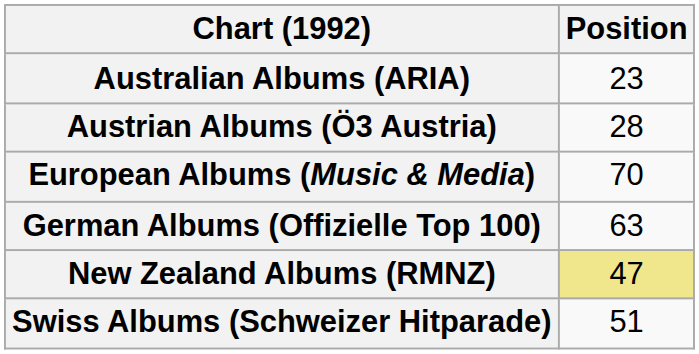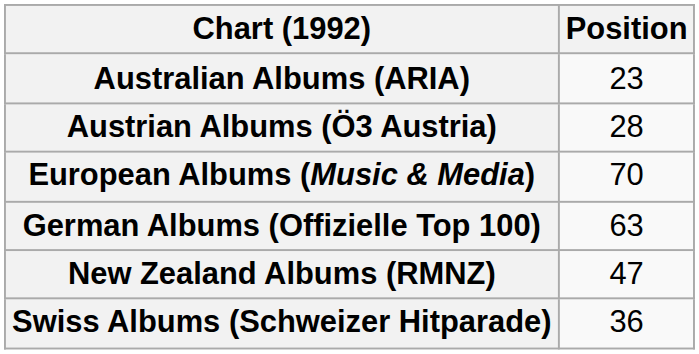(627, 273) khaki background -> (627, 273) no background
(627, 322) 51 -> (627, 322) 36
